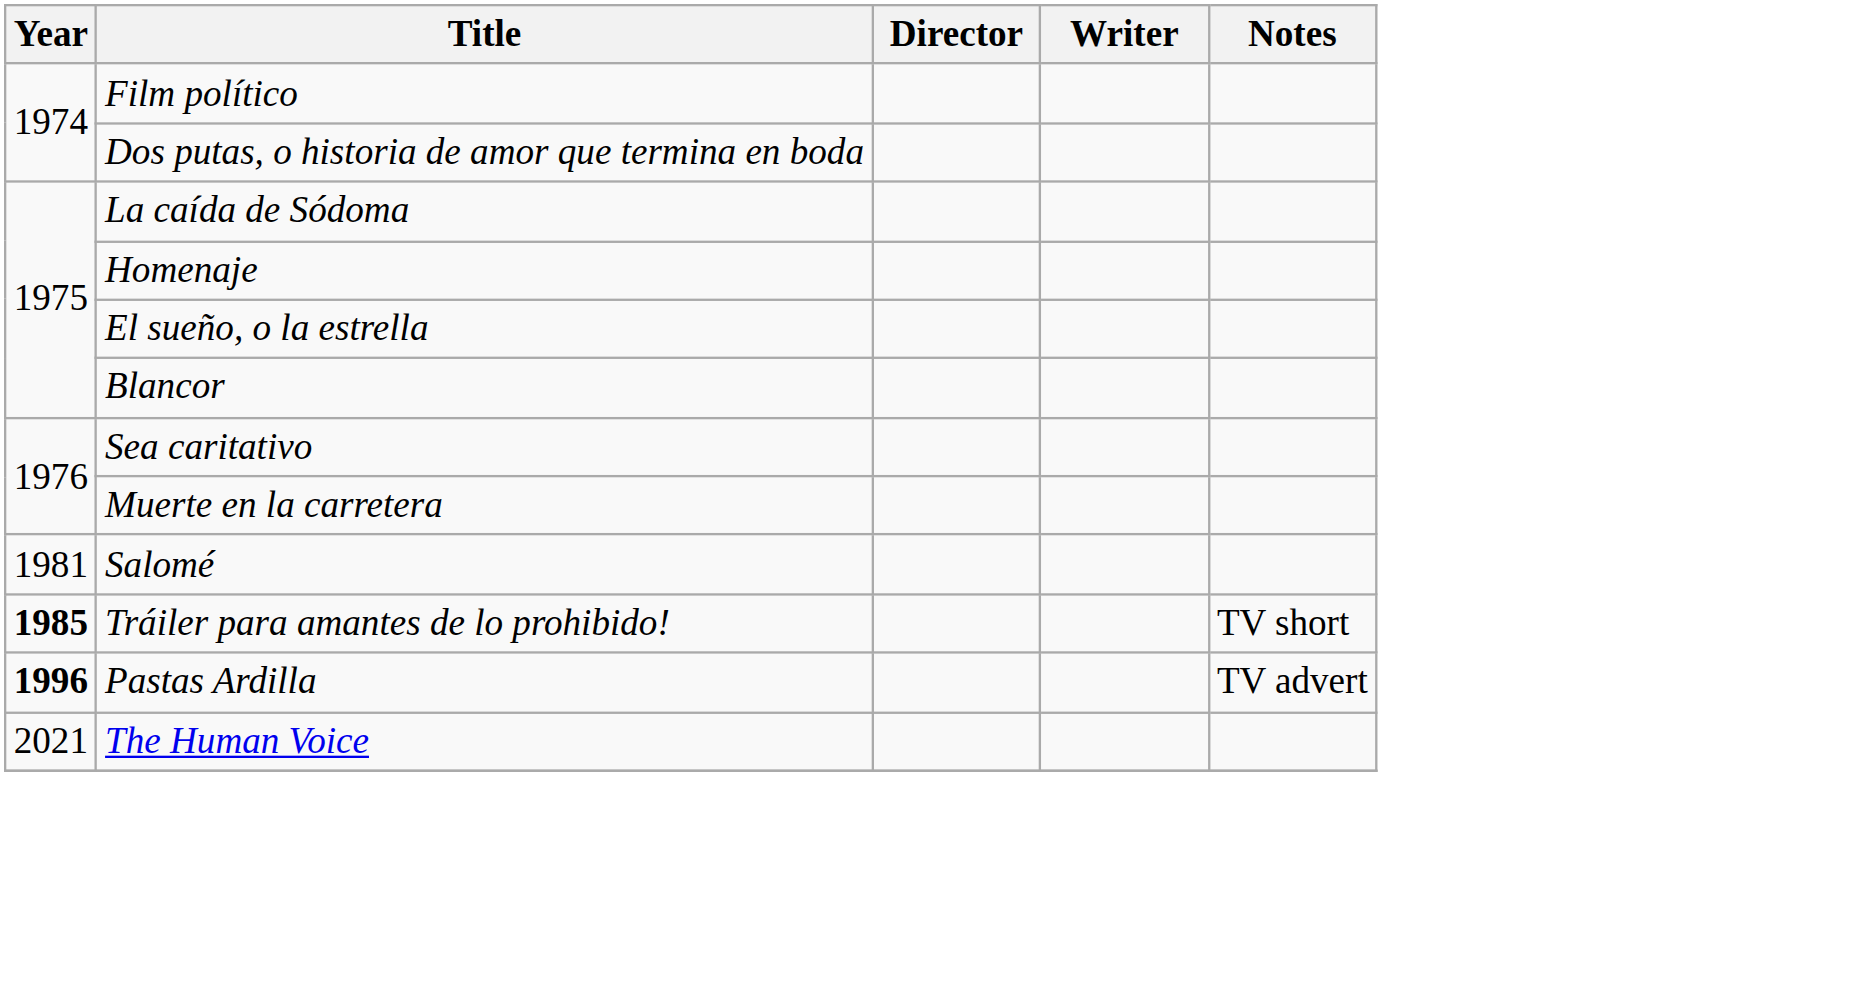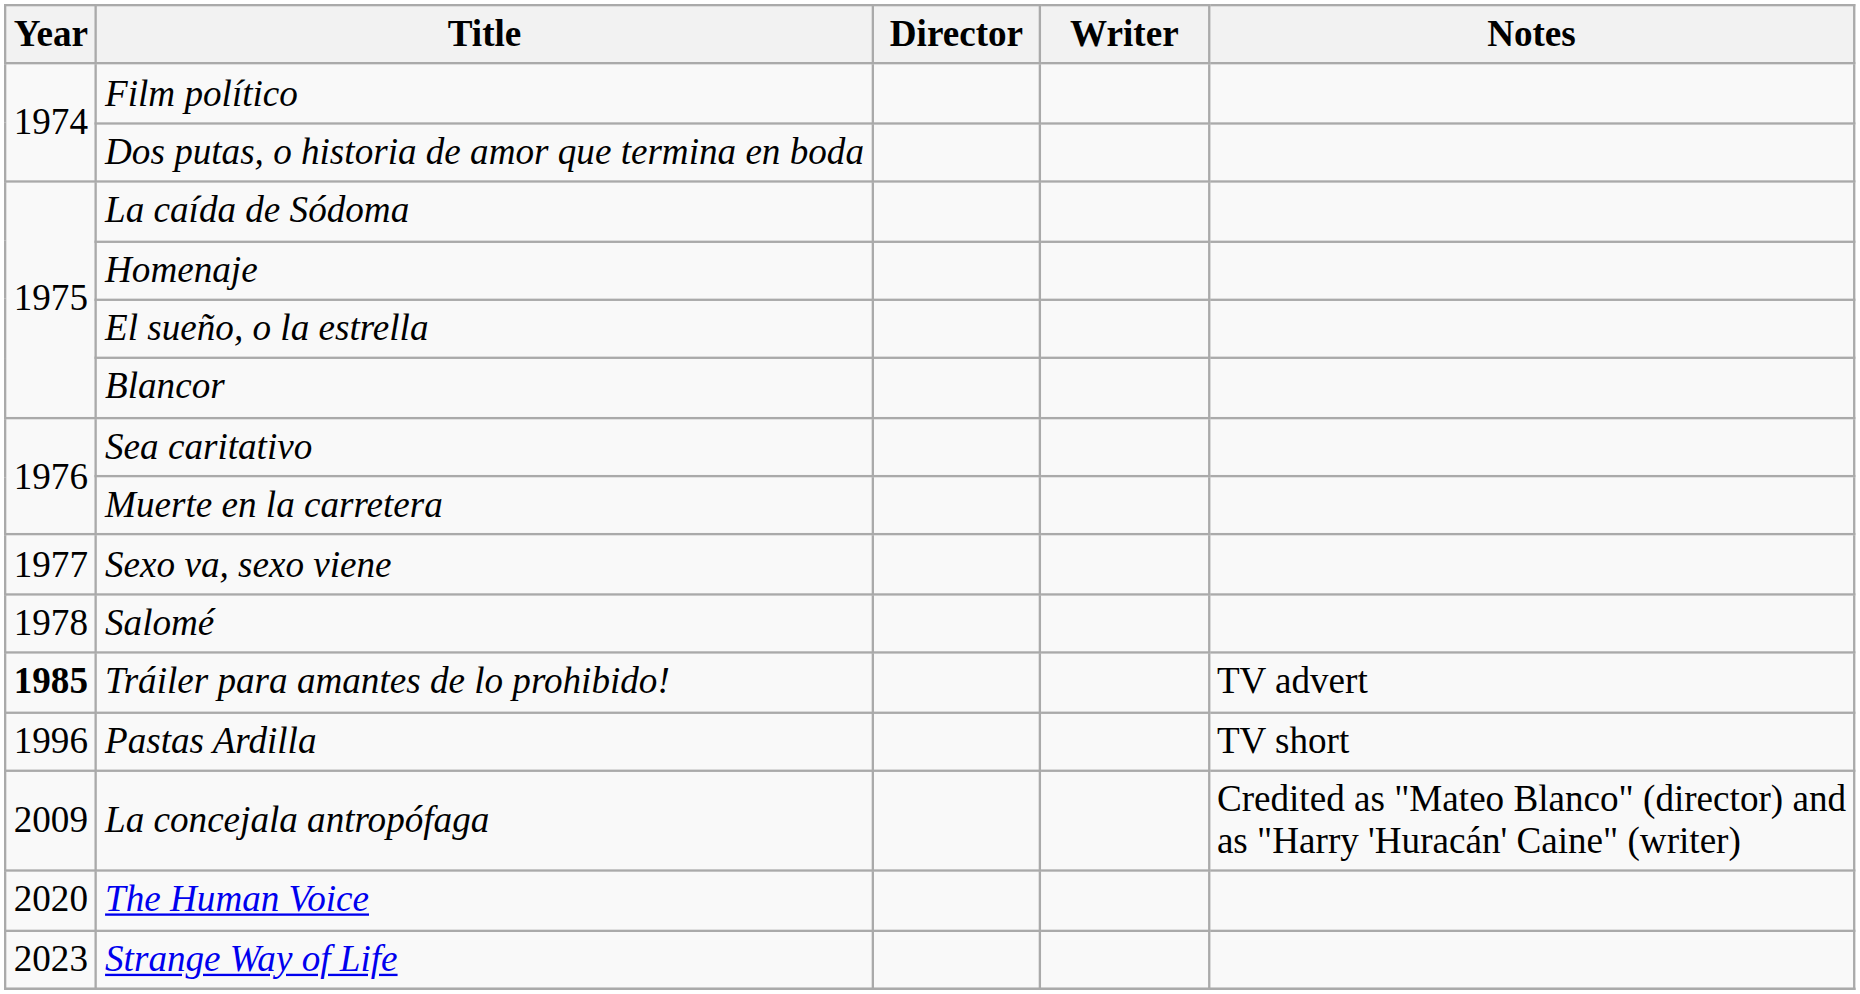+ row: (248, 563)
(51, 563) 1981 -> (51, 622) 1978
(1283, 622) TV short -> (1292, 681) TV advert
(51, 681) bold -> (51, 740) normal
(1292, 681) TV advert -> (1283, 740) TV short
+ row: (297, 820)
(51, 740) 2021 -> (51, 899) 2020
+ row: (251, 958)
